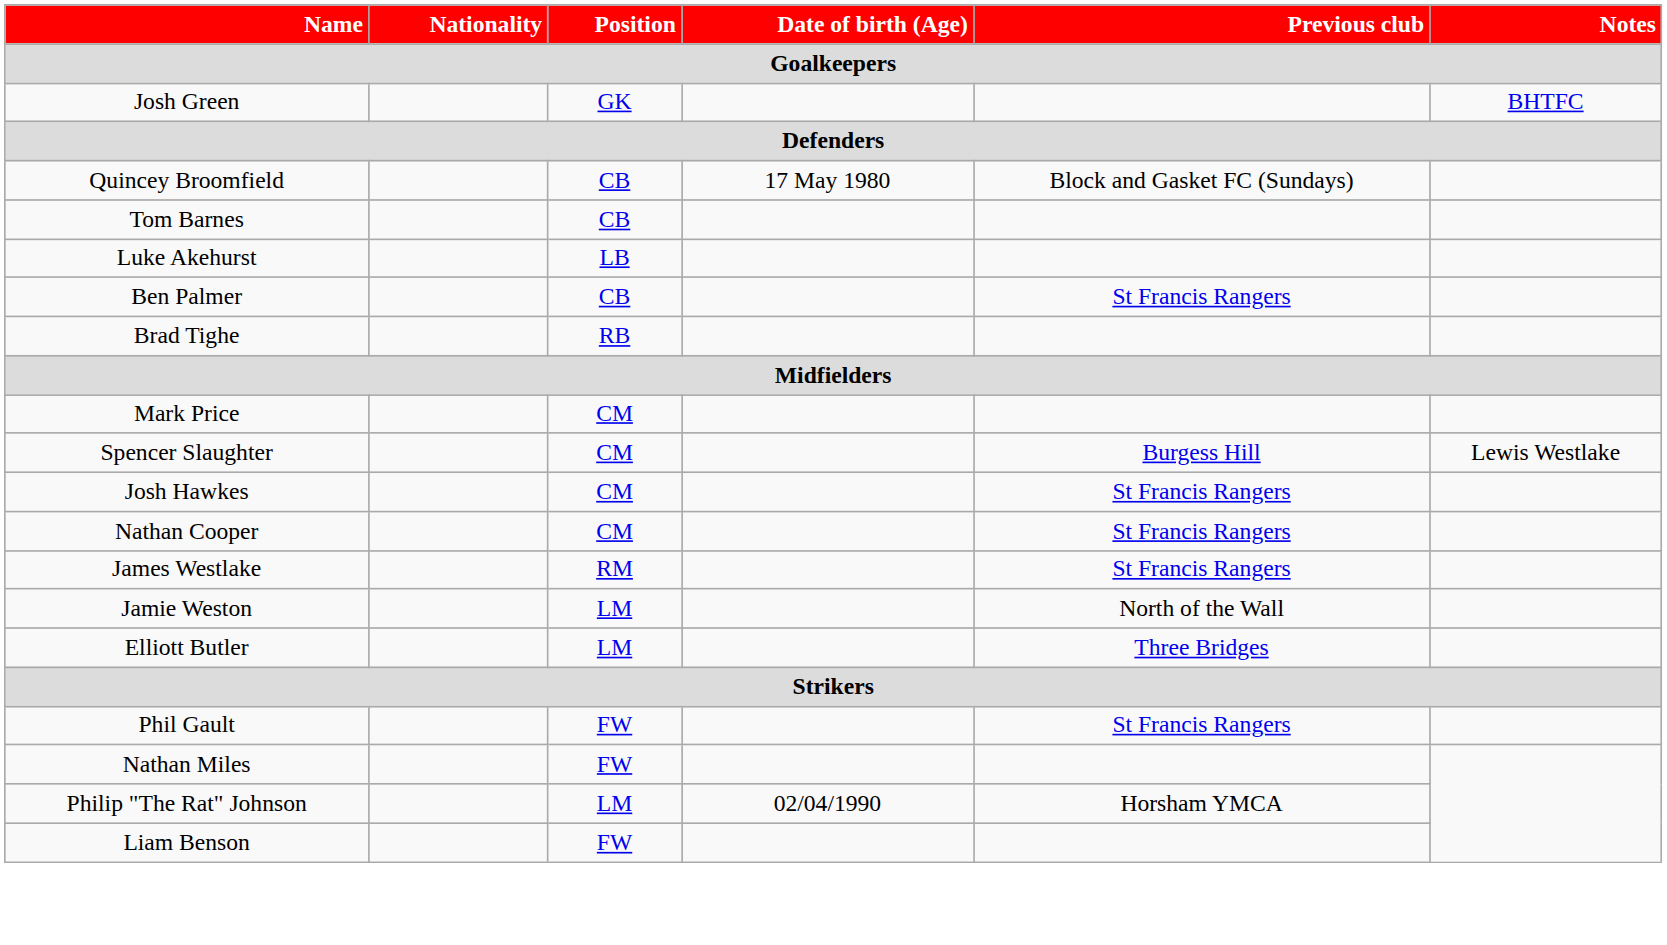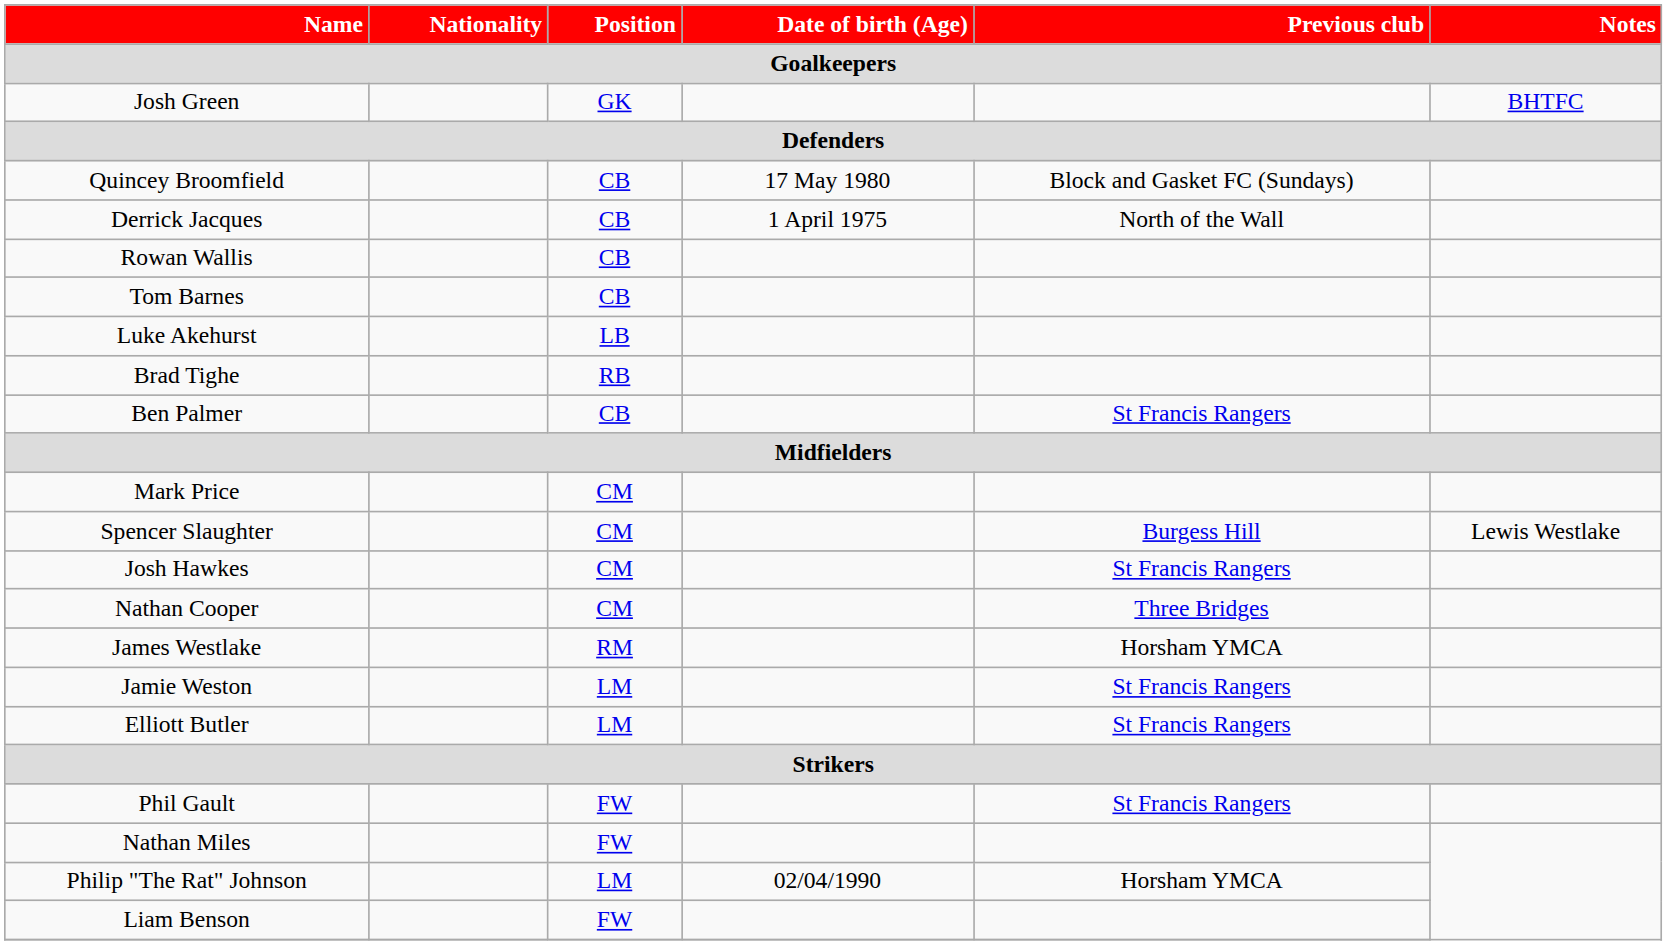+ row: (187, 219)
+ row: (187, 258)
rows swapped: (187, 297) <-> (187, 335)
(1202, 530) St Francis Rangers -> (1202, 608) Three Bridges
(1202, 569) St Francis Rangers -> (1202, 647) Horsham YMCA
(1202, 608) North of the Wall -> (1202, 686) St Francis Rangers
(1202, 647) Three Bridges -> (1202, 725) St Francis Rangers
